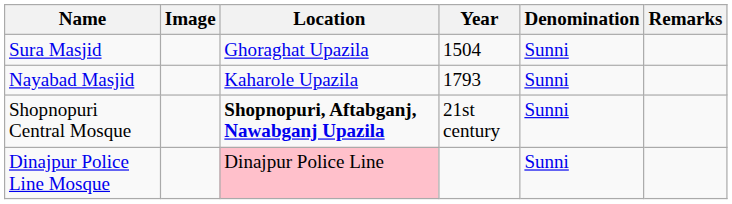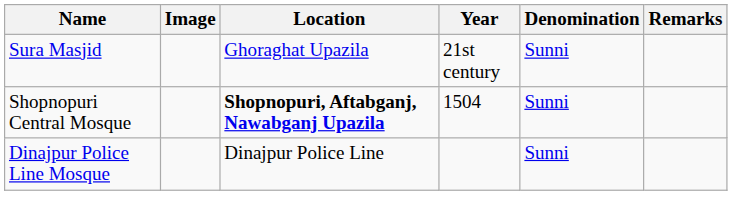(462, 49) 1504 -> (472, 60) 21st century
- row: (72, 79)
(472, 120) 21st century -> (462, 101) 1504
(304, 161) pink background -> (304, 153) no background
